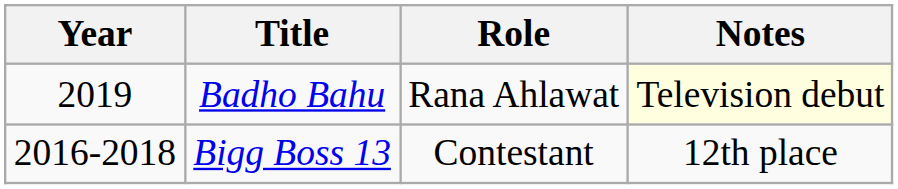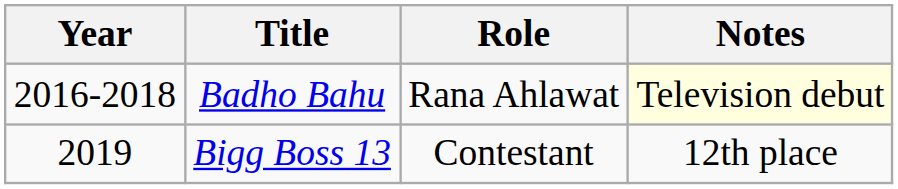(95, 93) 2019 -> (95, 93) 2016-2018
(95, 152) 2016-2018 -> (95, 152) 2019
